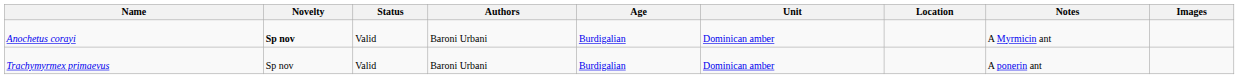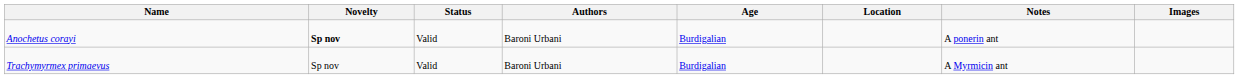- column: (792, 12)
(1019, 39) A Myrmicin ant -> (971, 39) A ponerin ant
(1015, 66) A ponerin ant -> (976, 66) A Myrmicin ant
